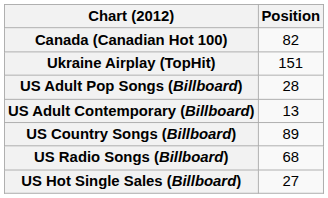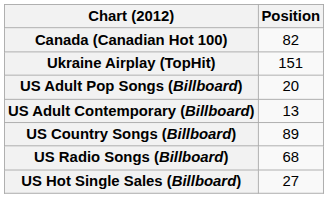(291, 87) 28 -> (291, 87) 20
